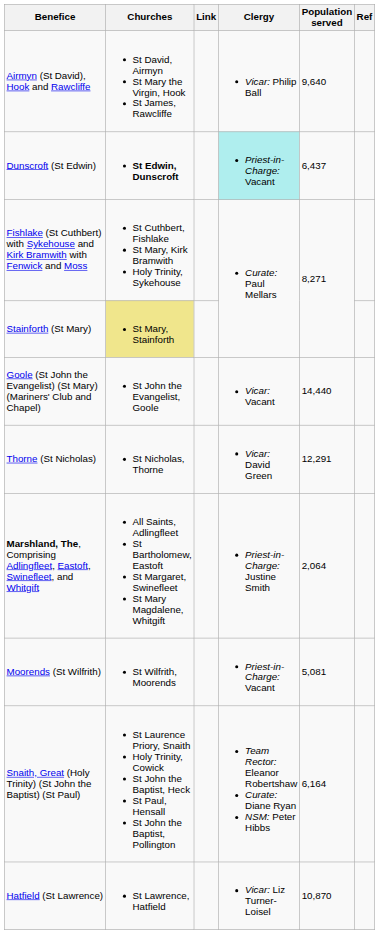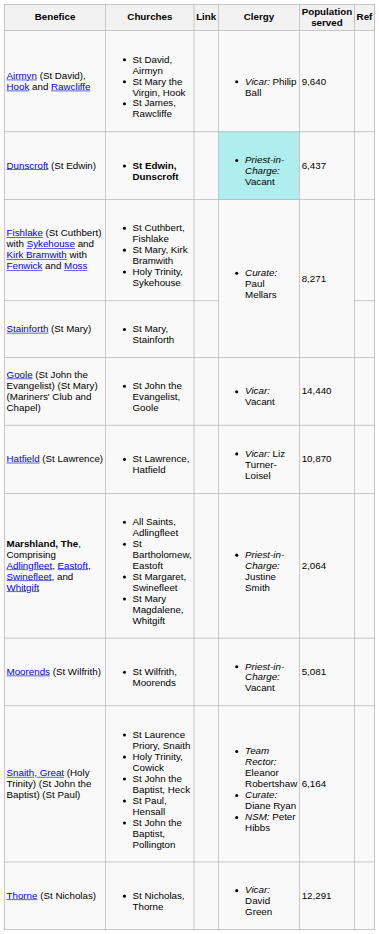(150, 334) khaki background -> (150, 334) no background
rows swapped: (55, 895) <-> (51, 459)
